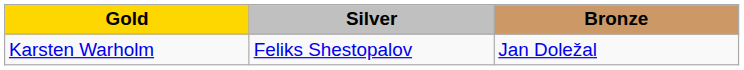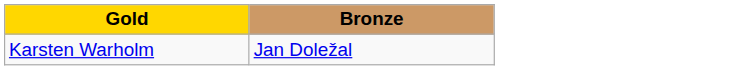- column: (372, 19)
